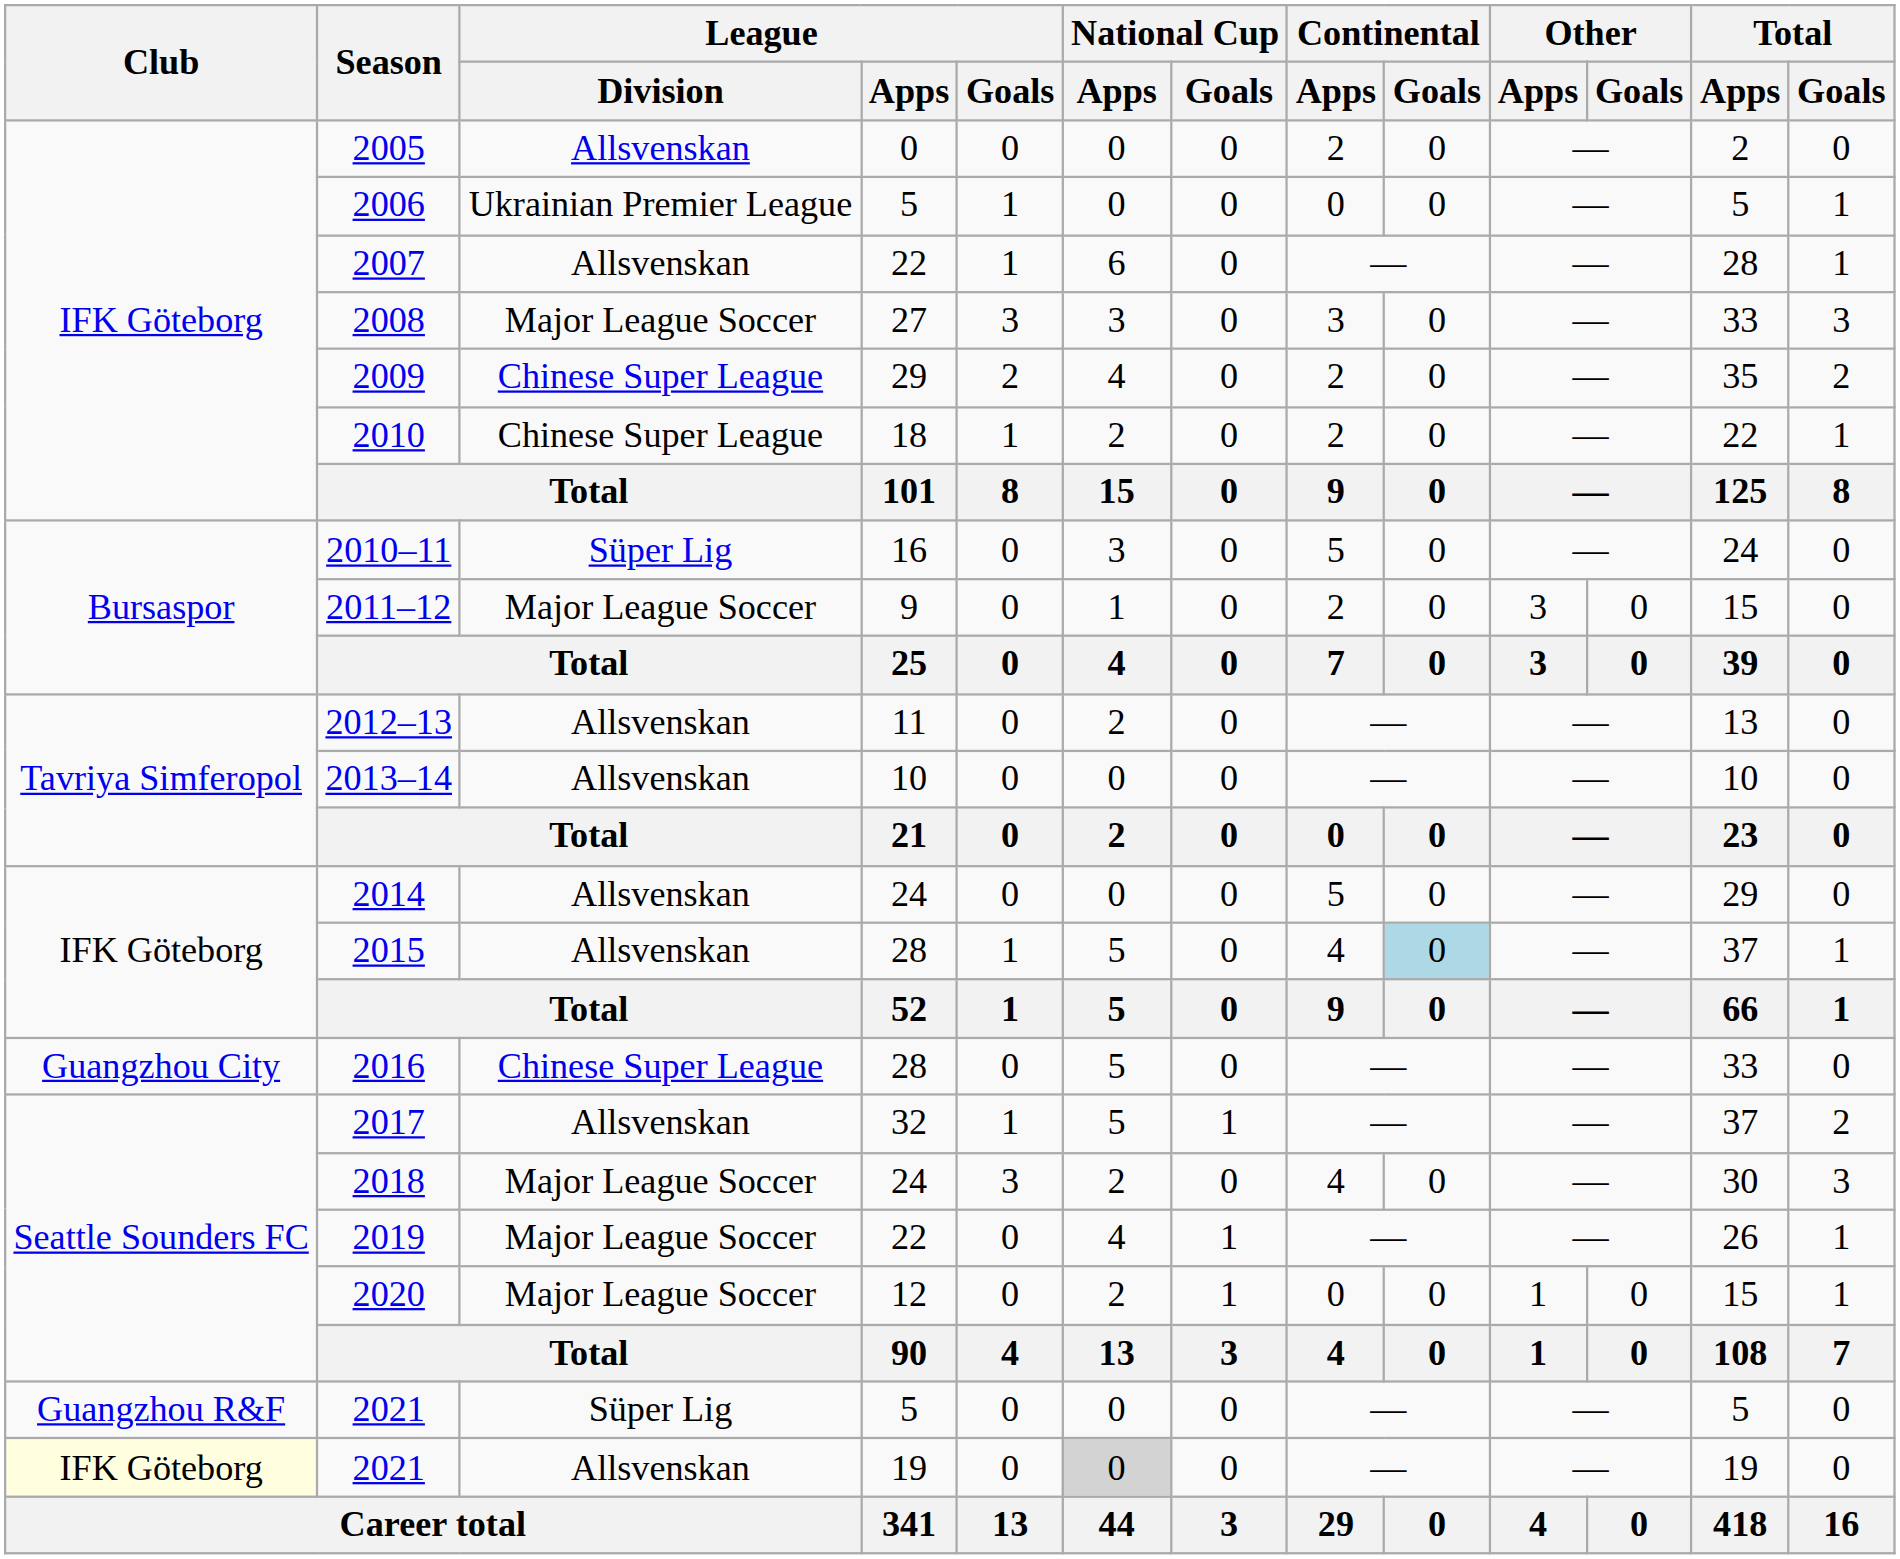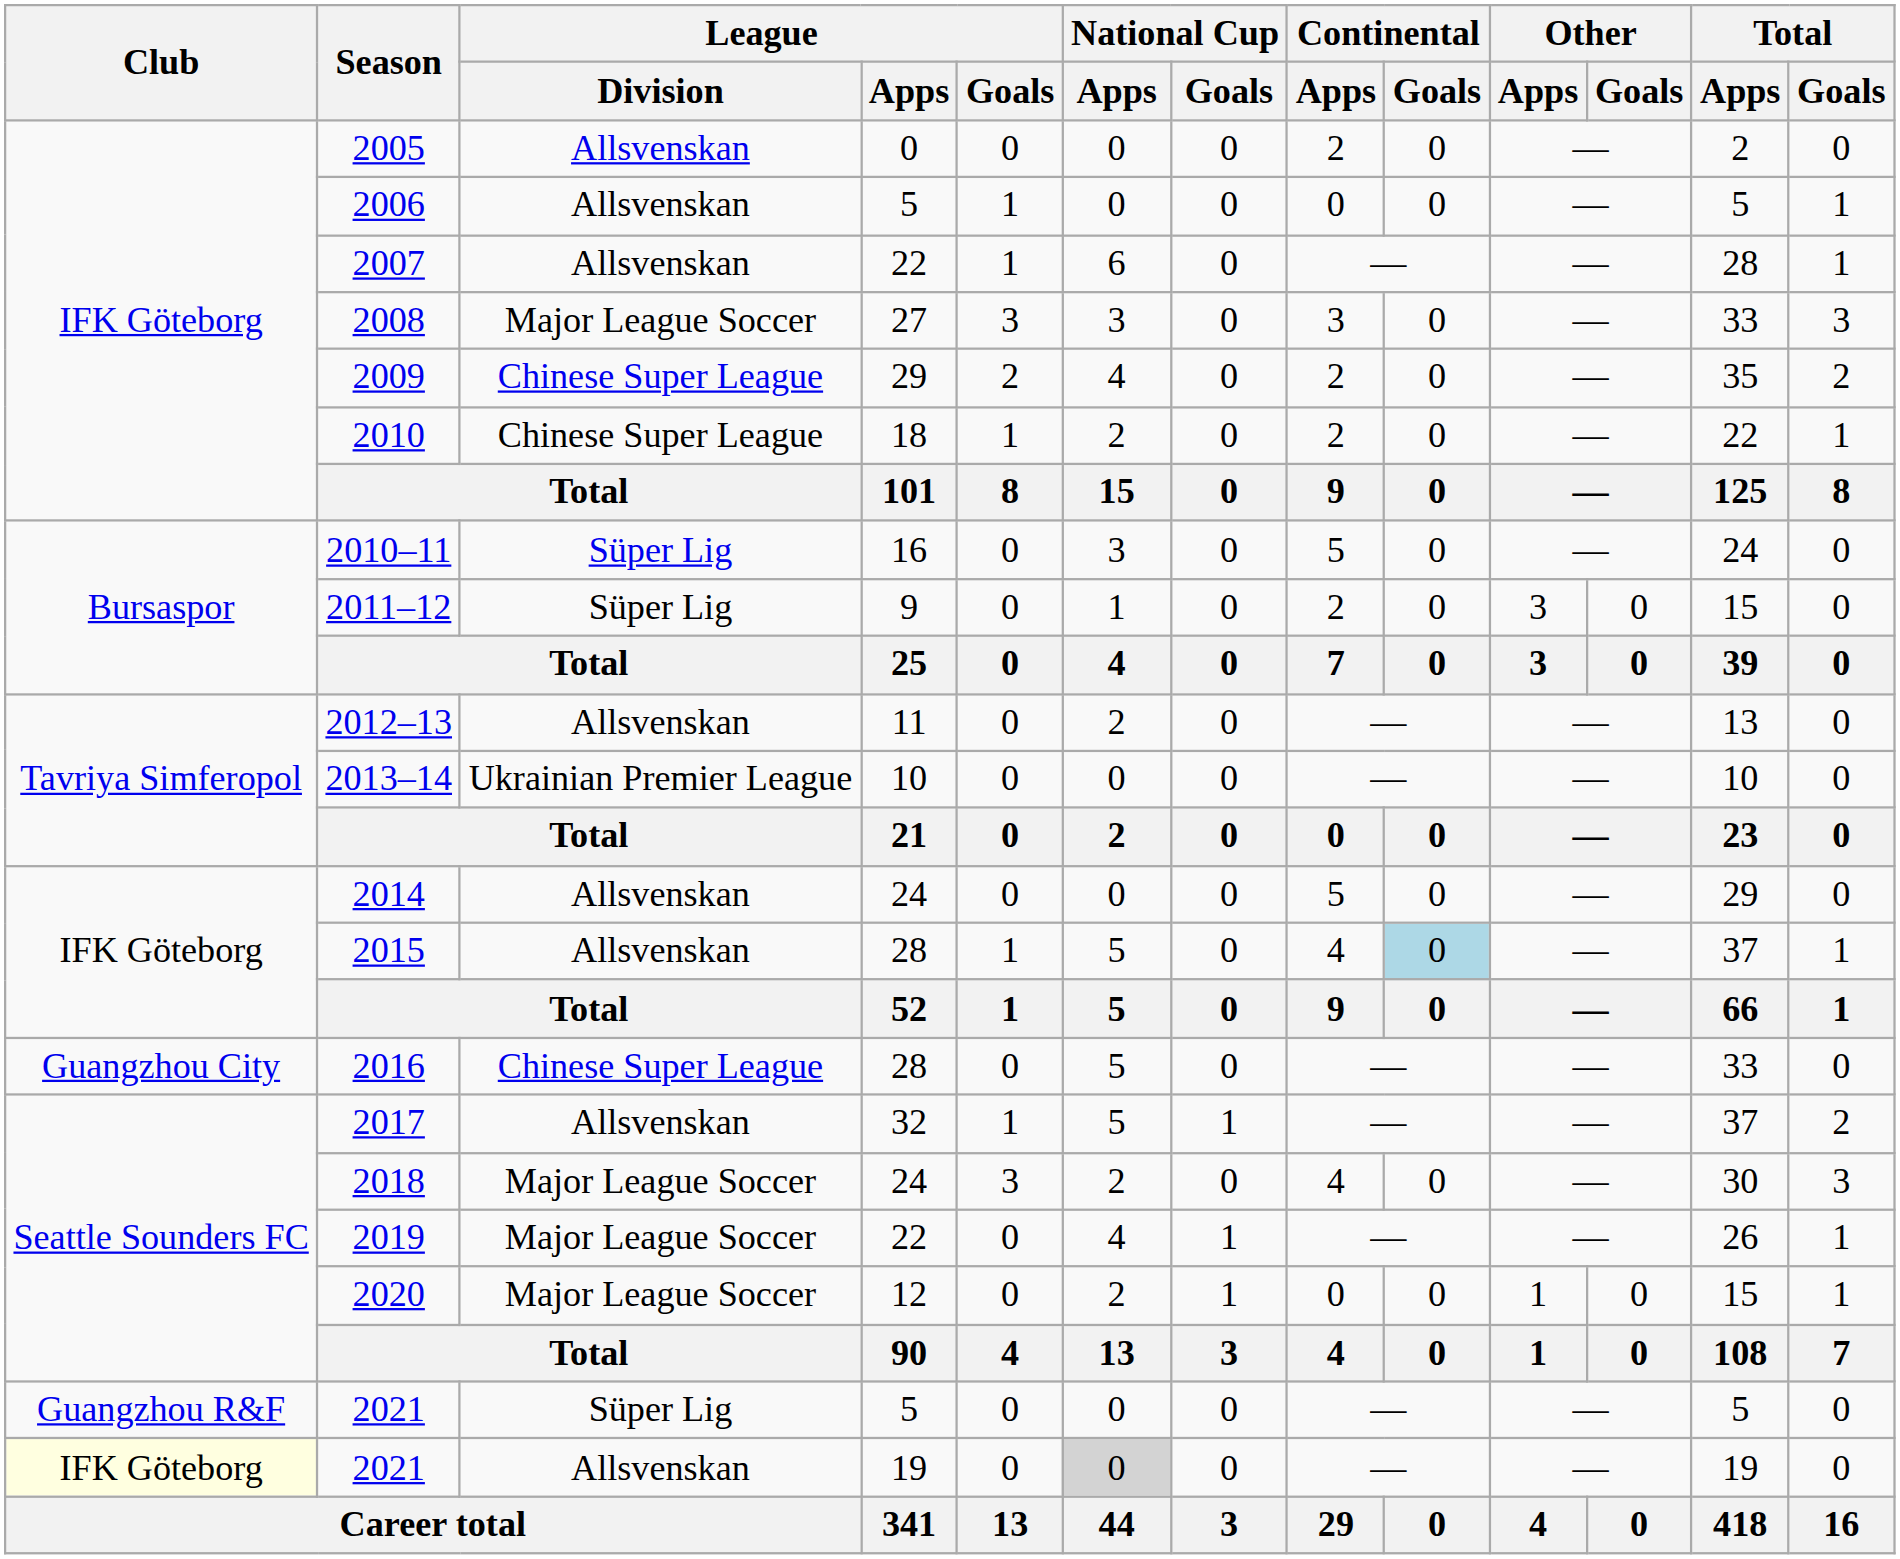(660, 205) Ukrainian Premier League -> (660, 205) Allsvenskan
(660, 606) Major League Soccer -> (660, 606) Süper Lig
(660, 778) Allsvenskan -> (660, 778) Ukrainian Premier League
